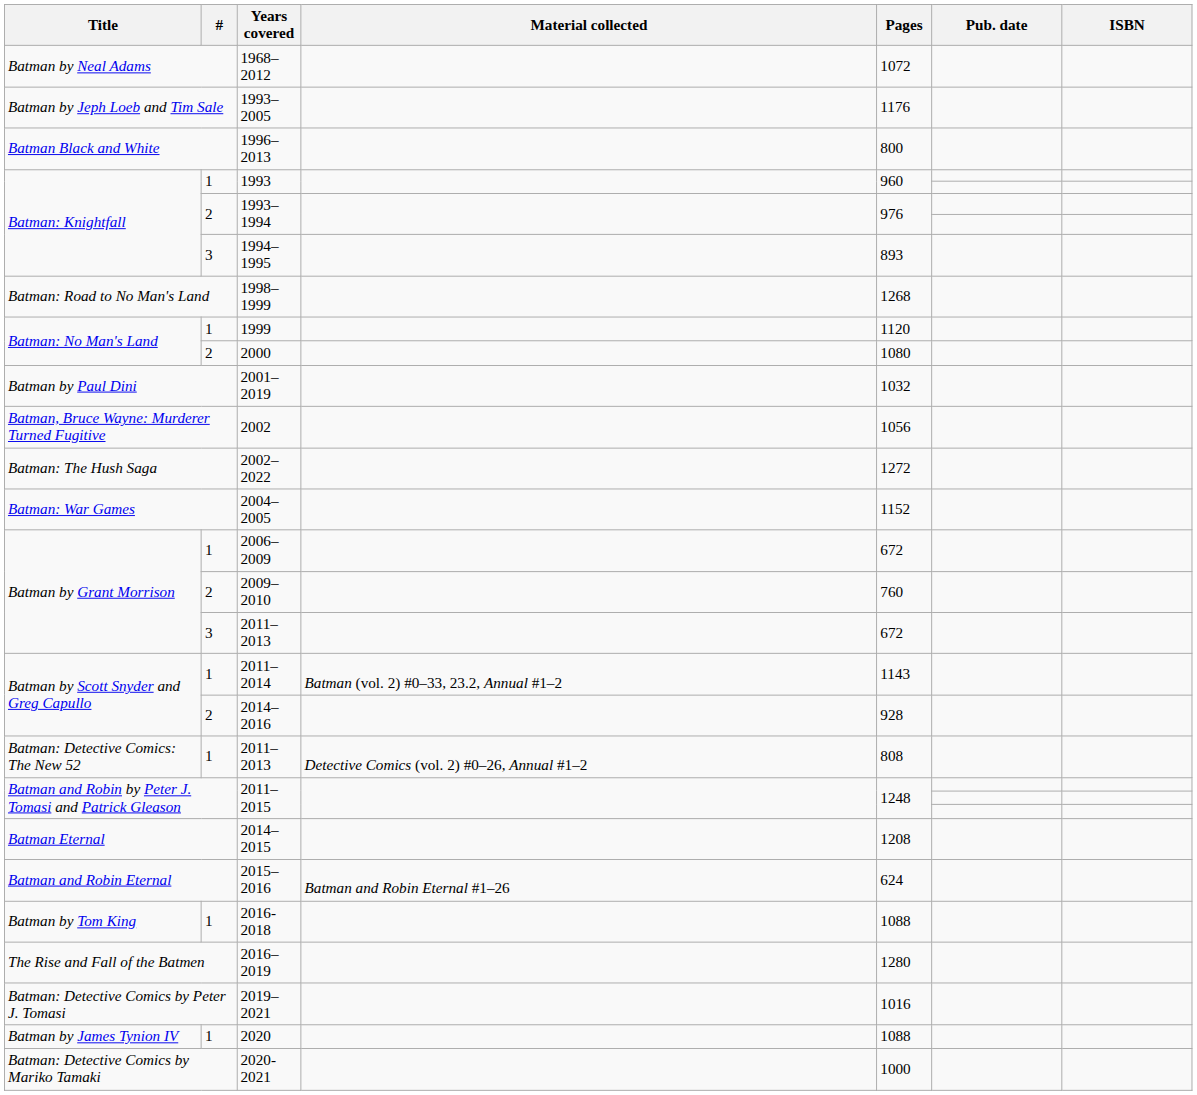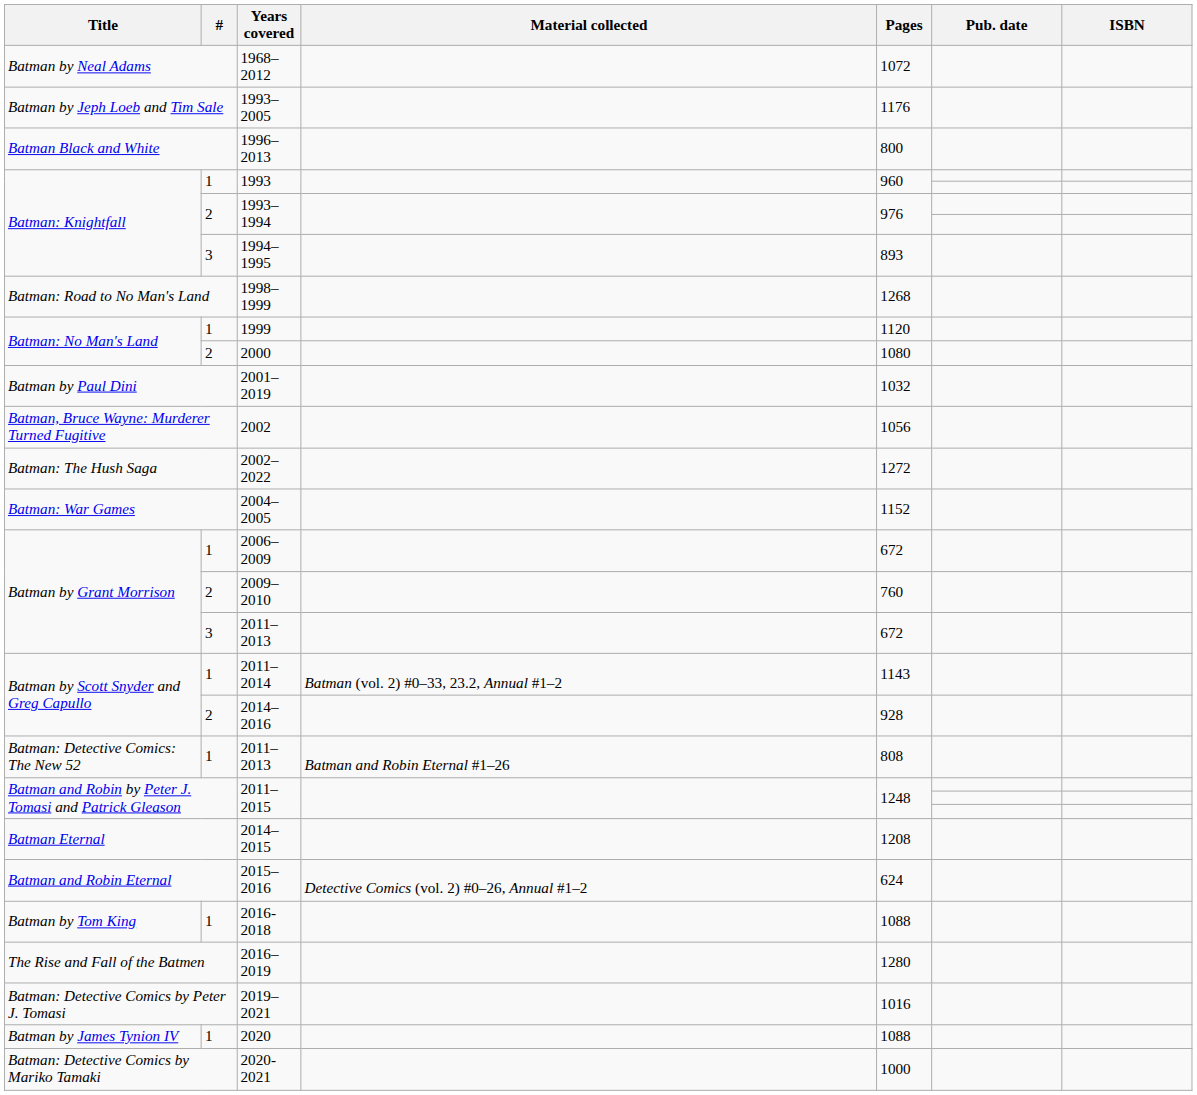(446, 765) Detective Comics (vol. 2) #0–26, Annual #1–2 -> (407, 765) Batman and Robin Eternal #1–26
(407, 888) Batman and Robin Eternal #1–26 -> (446, 888) Detective Comics (vol. 2) #0–26, Annual #1–2
